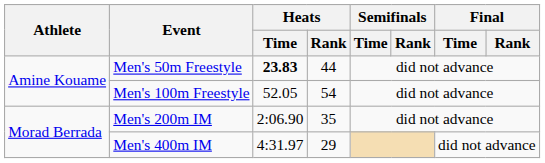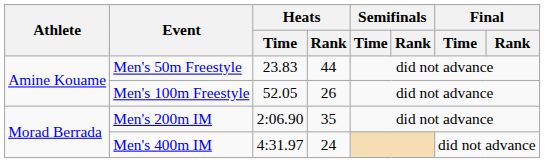(280, 68) bold -> (280, 68) normal
(329, 93) 54 -> (329, 93) 26
(329, 144) 29 -> (329, 144) 24
